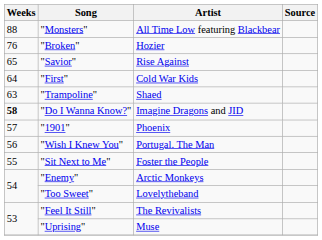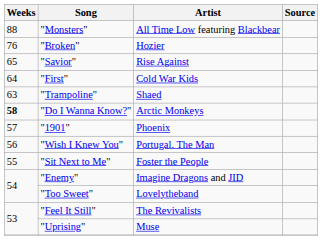(190, 111) Imagine Dragons and JID -> (170, 111) Arctic Monkeys
(170, 177) Arctic Monkeys -> (190, 177) Imagine Dragons and JID
